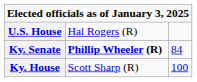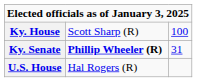rows swapped: (35, 31) <-> (35, 67)
(177, 49) 84 -> (177, 49) 31
